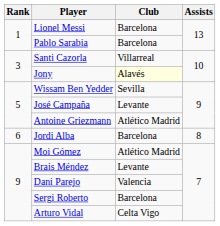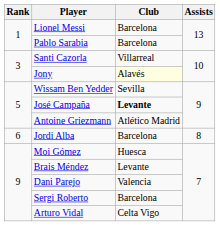(133, 105) normal -> (134, 105) bold
(149, 151) Atlético Madrid -> (132, 151) Huesca
